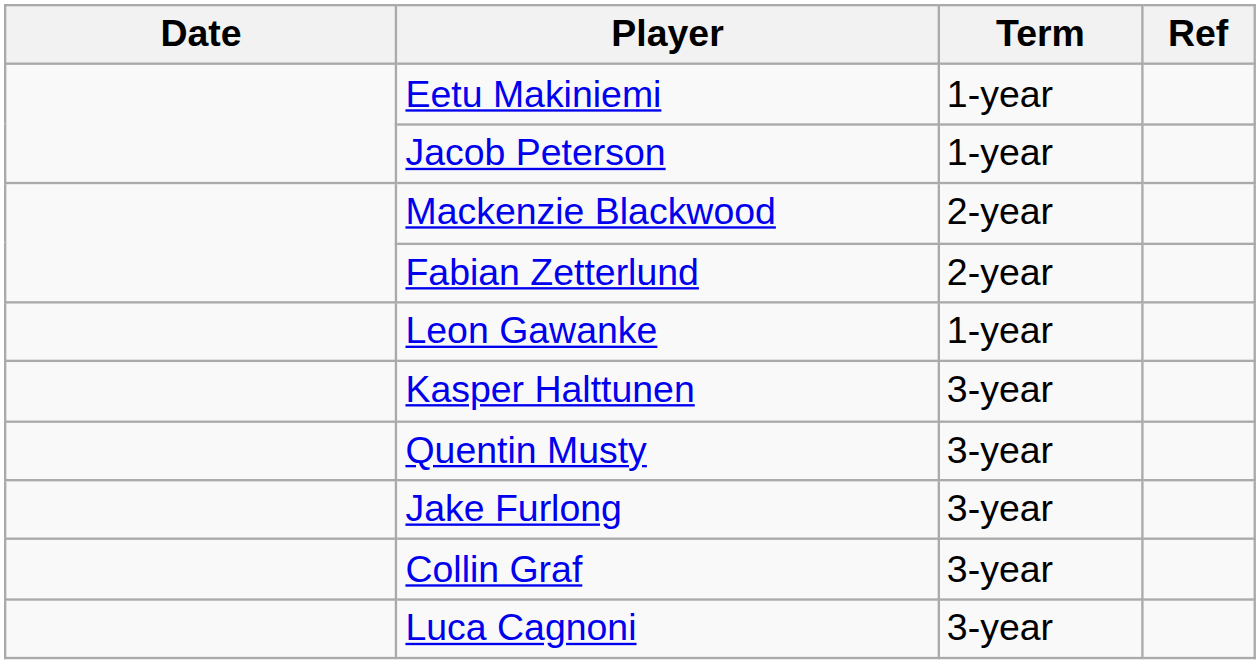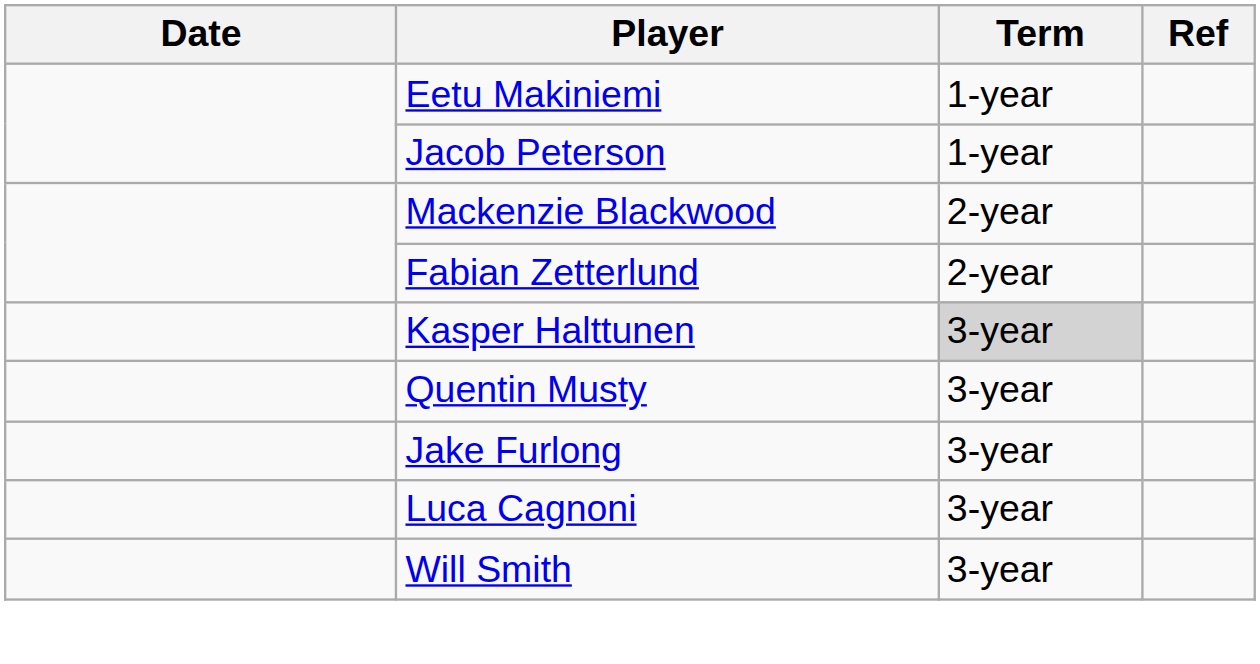- row: (531, 331)
(1000, 390) no background -> (1000, 331) lightgrey background
- row: (494, 568)
+ row: (489, 568)
